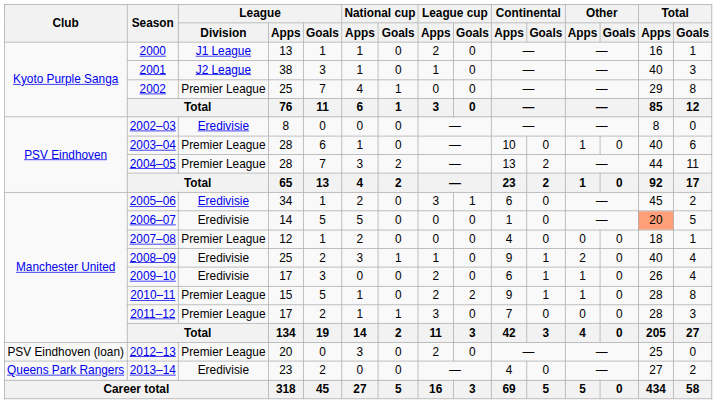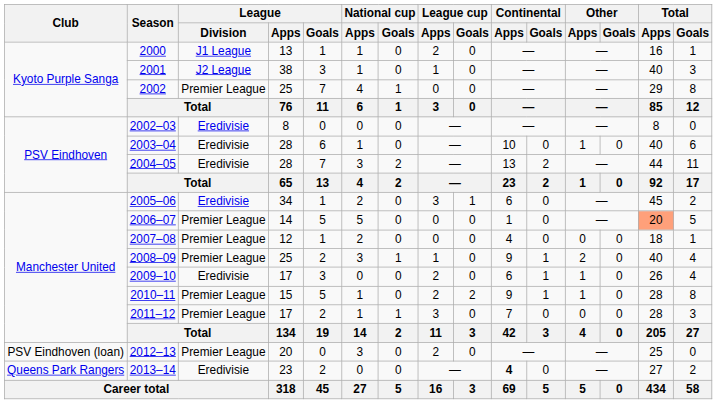(223, 145) Premier League -> (223, 145) Eredivisie
(223, 164) Premier League -> (223, 164) Eredivisie
(223, 220) Eredivisie -> (223, 220) Premier League
(223, 257) Eredivisie -> (223, 257) Premier League
(509, 370) normal -> (509, 370) bold
